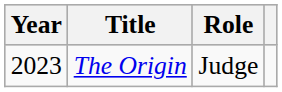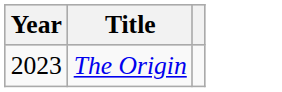- column: (228, 24)
